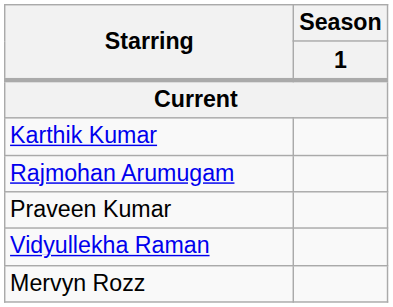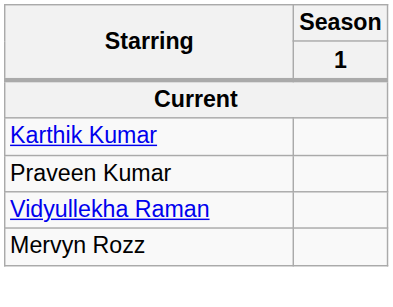- row: (122, 172)
